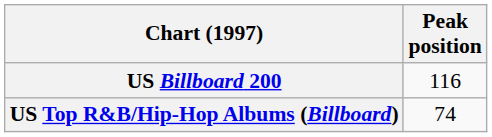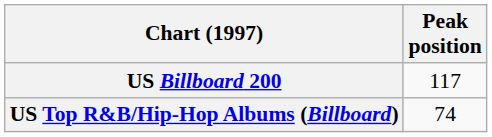(445, 80) 116 -> (445, 80) 117
